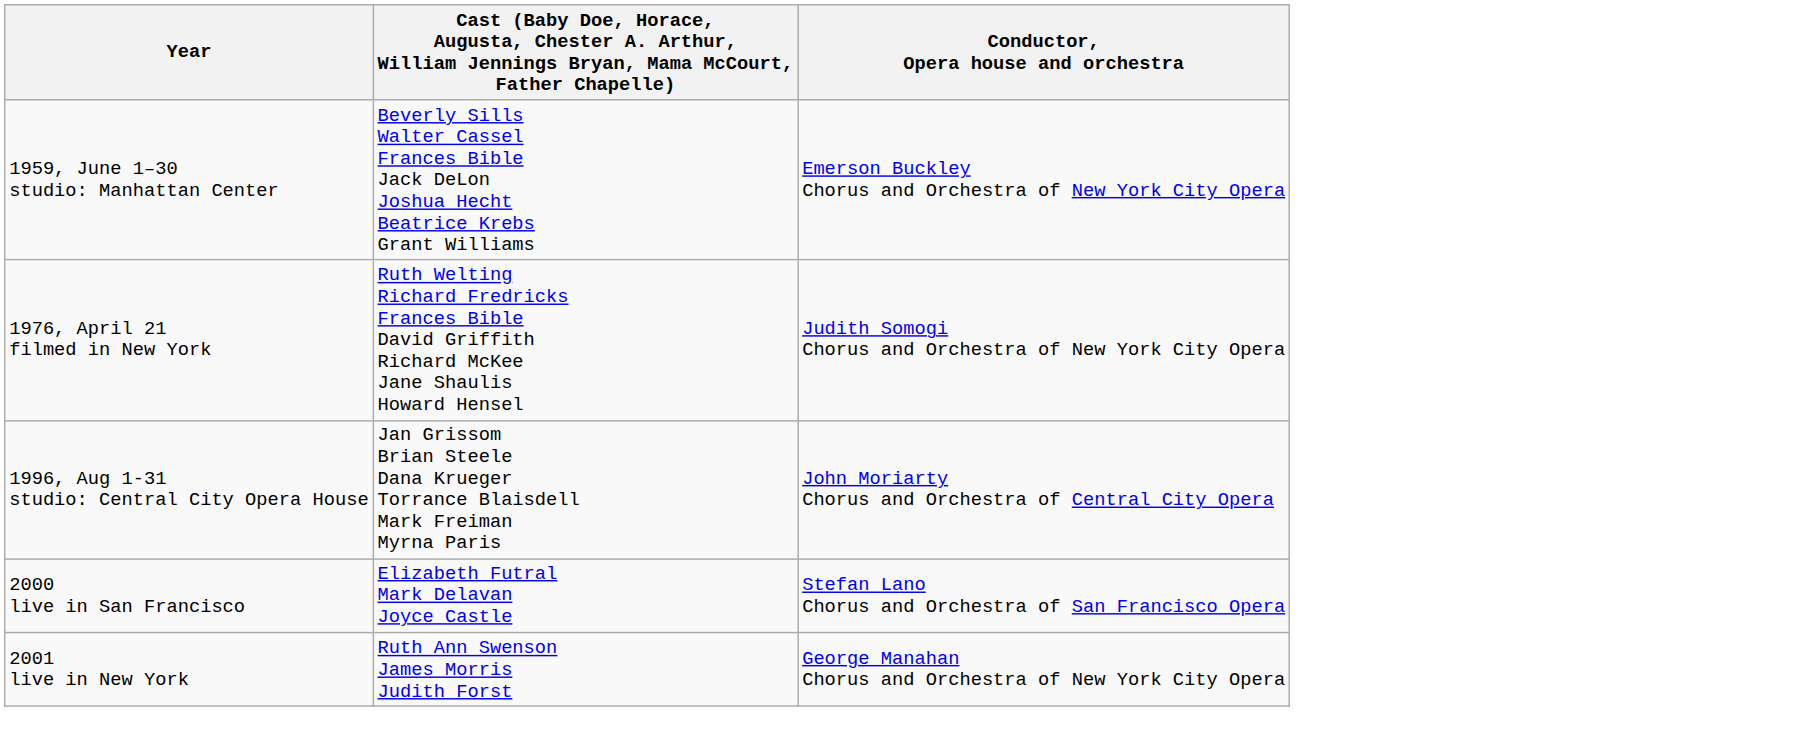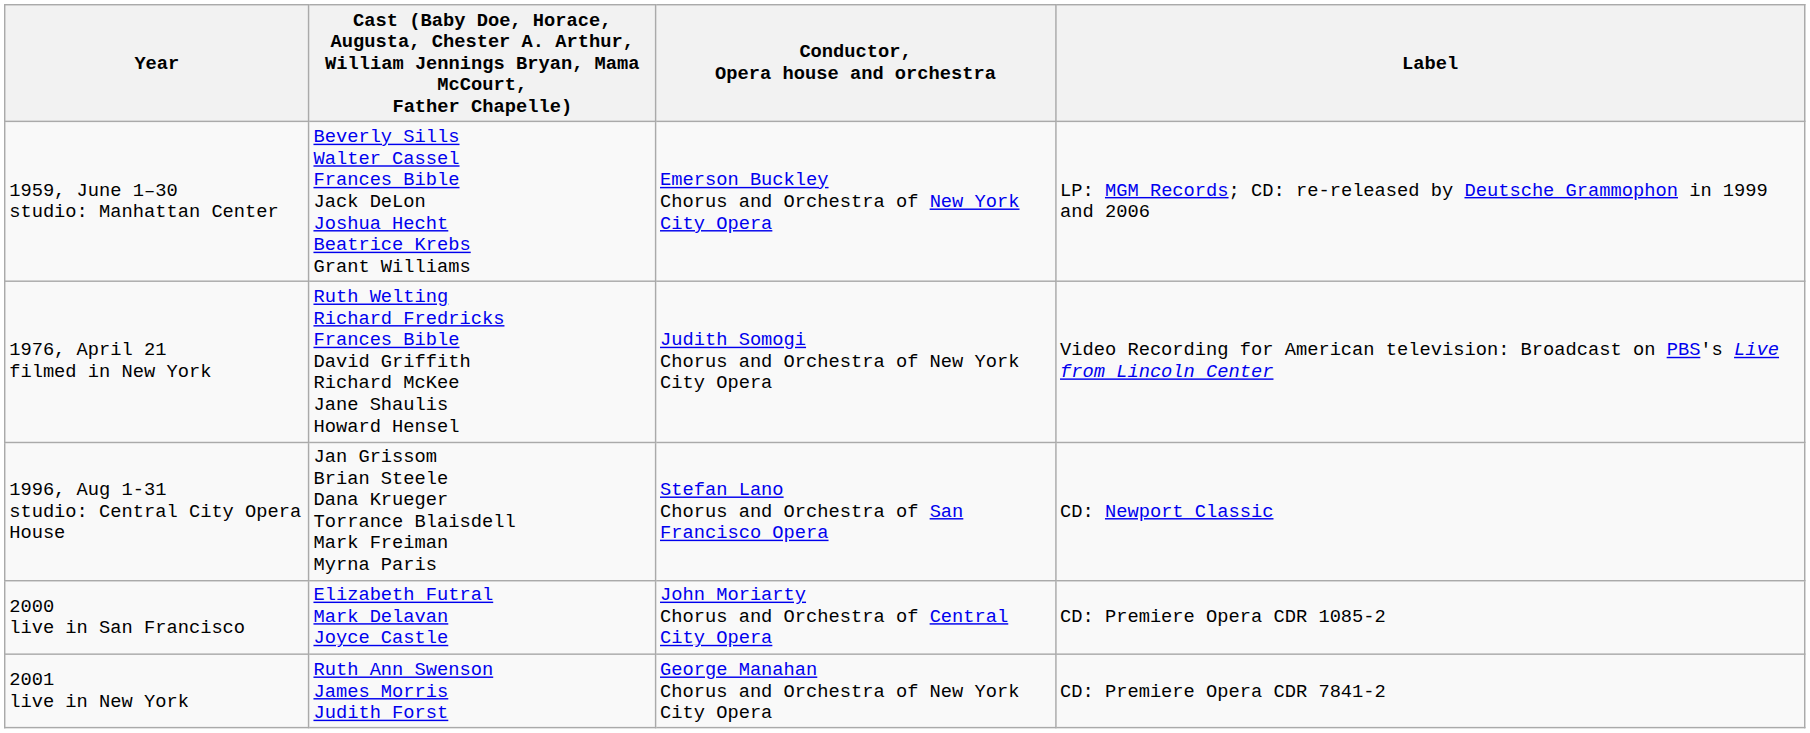+ column: (1430, 63)
(1038, 490) John Moriarty Chorus and Orchestra of Central City Opera -> (812, 511) Stefan Lano Chorus and Orchestra of San Francisco Opera
(1044, 596) Stefan Lano Chorus and Orchestra of San Francisco Opera -> (834, 617) John Moriarty Chorus and Orchestra of Central City Opera
